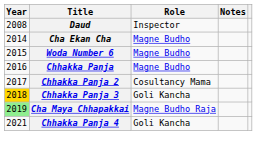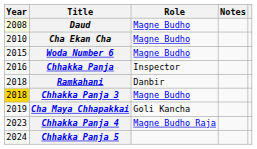(17, 25) no background -> (17, 25) lightyellow background
(157, 25) Inspector -> (162, 25) Magne Budho
(17, 39) 2014 -> (17, 39) 2010
(162, 67) Magne Budho -> (157, 67) Inspector
- row: (80, 81)
+ row: (80, 81)
(162, 95) Goli Kancha -> (162, 95) Magne Budho
(17, 109) lightgreen background -> (17, 109) no background
(175, 109) Magne Budho Raja -> (162, 109) Goli Kancha
(17, 123) 2021 -> (17, 123) 2023
(162, 123) Goli Kancha -> (175, 123) Magne Budho Raja
+ row: (80, 137)
